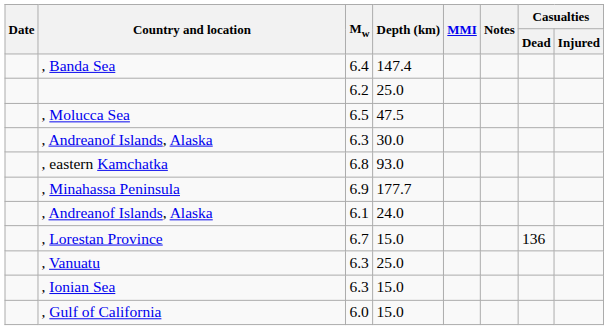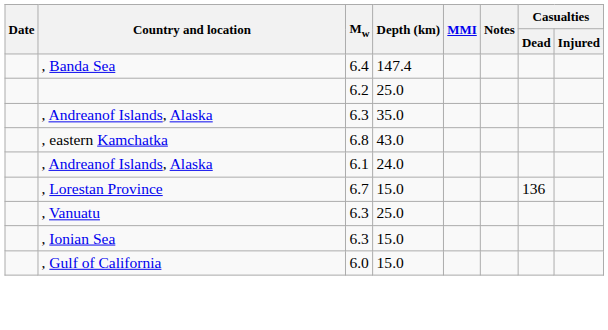- row: (86, 115)
(390, 139) 30.0 -> (390, 115) 35.0
(390, 164) 93.0 -> (390, 139) 43.0
- row: (111, 189)
